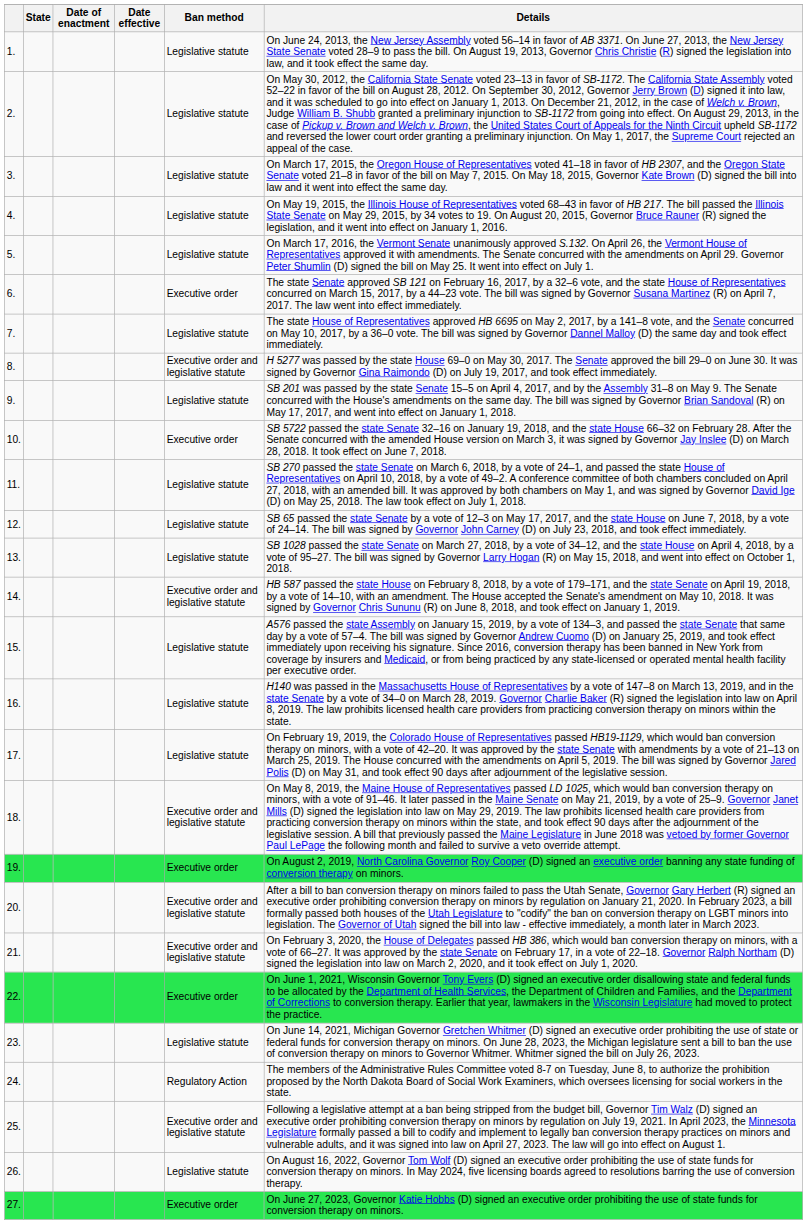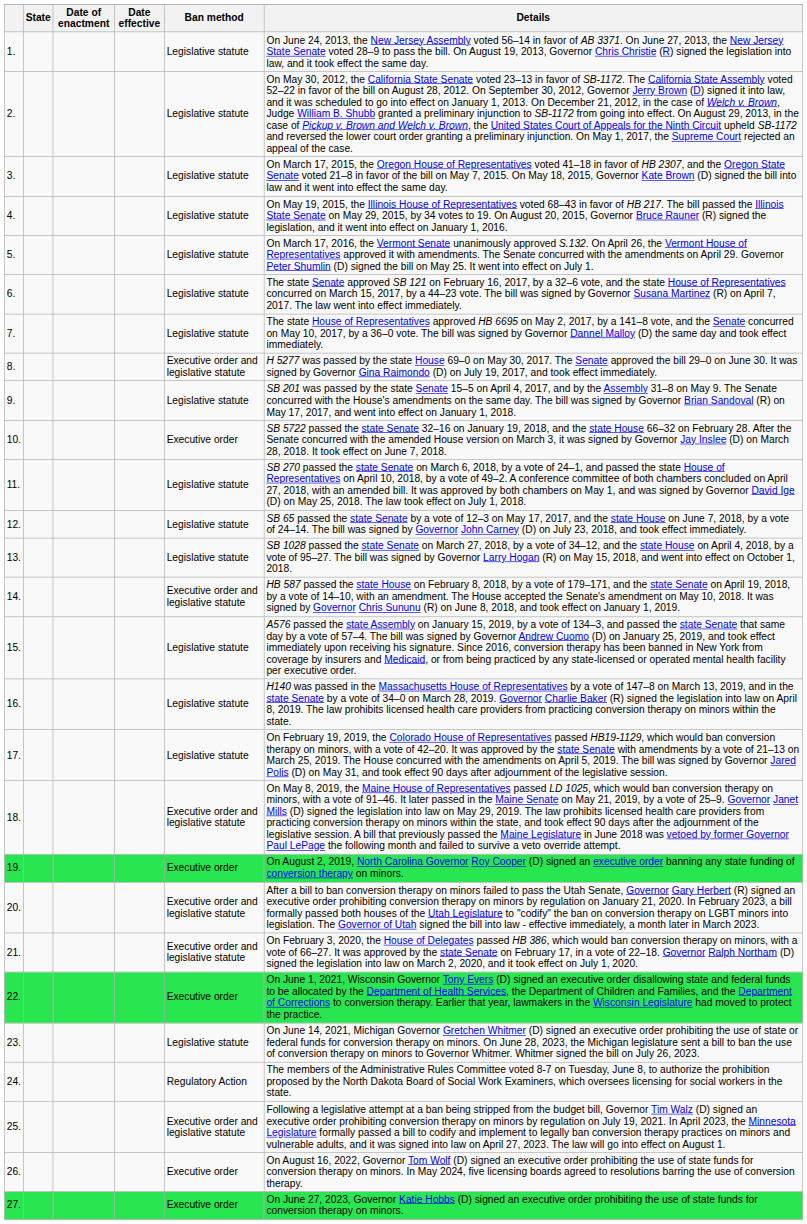(202, 294) Executive order -> (208, 294) Legislative statute
(208, 1172) Legislative statute -> (202, 1172) Executive order
